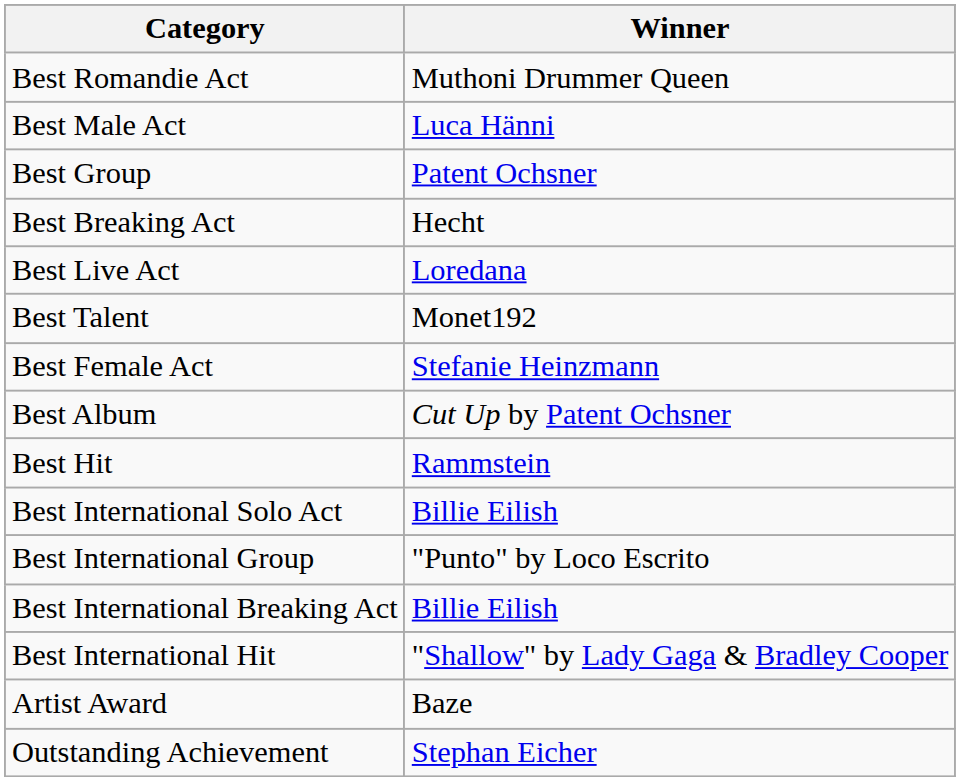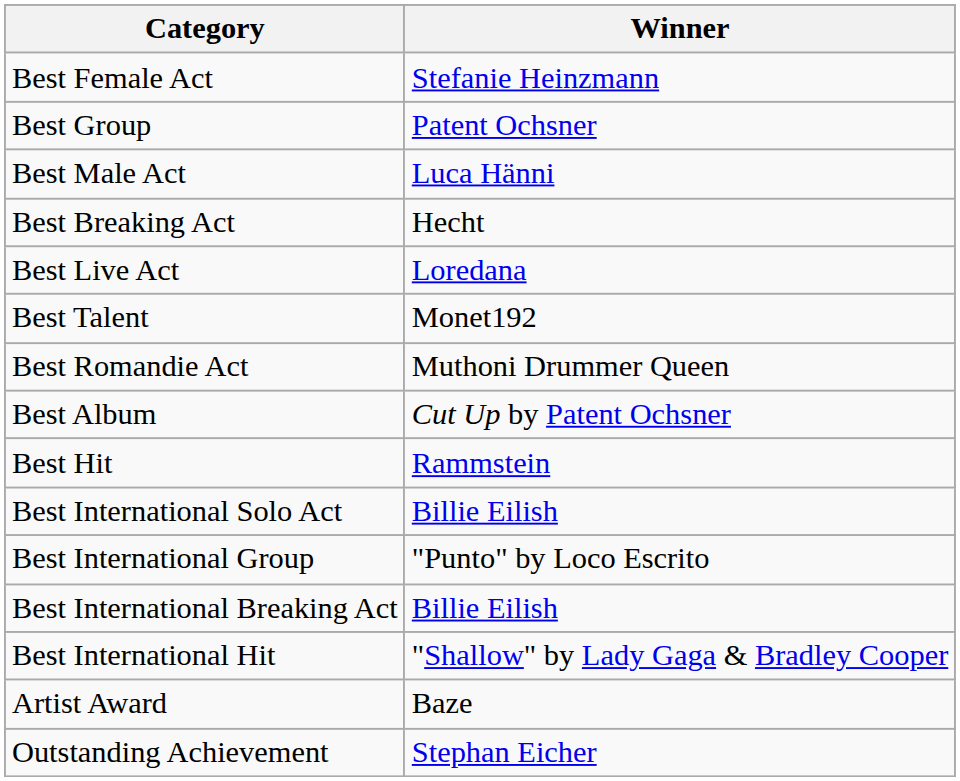rows swapped: (112, 366) <-> (130, 76)
rows swapped: (99, 125) <-> (82, 173)
